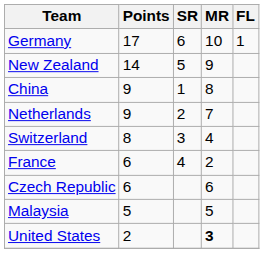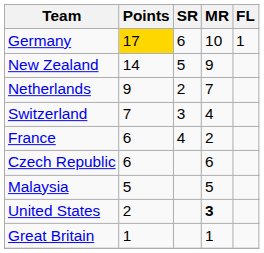(131, 41) no background -> (131, 41) gold background
- row: (28, 89)
(127, 138) 8 -> (127, 114) 7
+ row: (51, 235)
